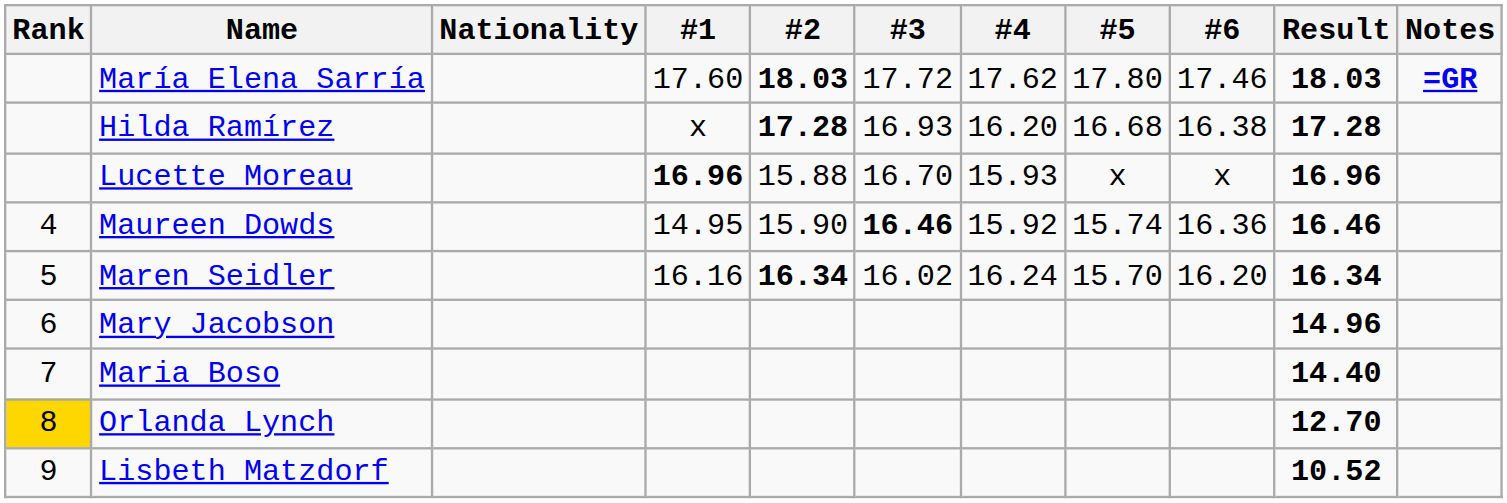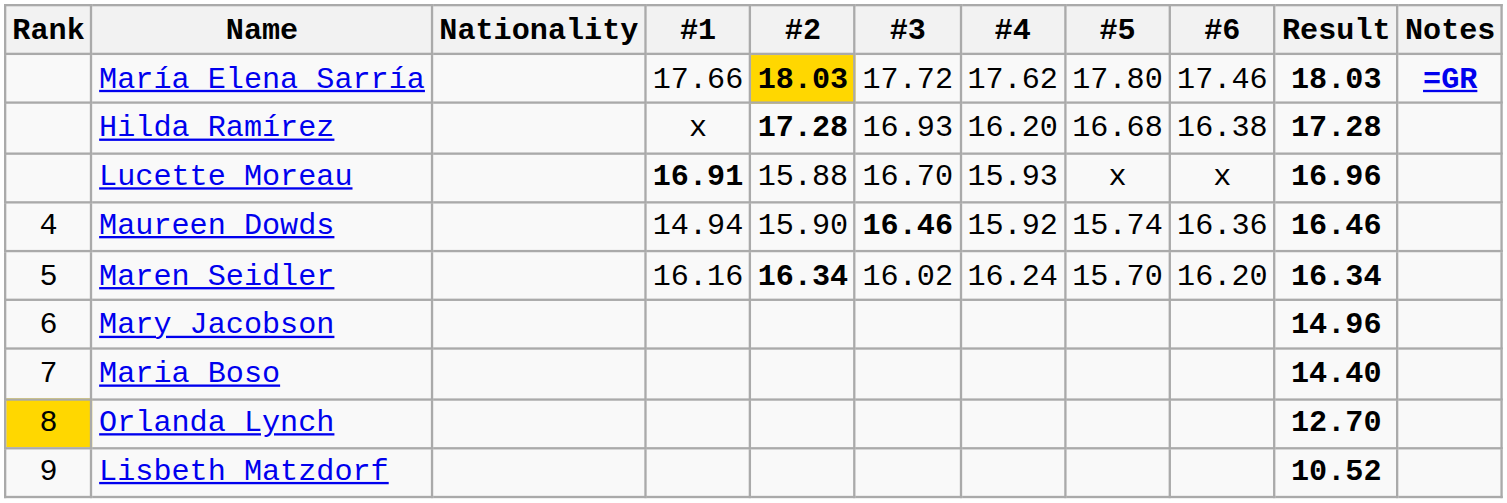(698, 79) 17.60 -> (698, 79) 17.66
(803, 79) no background -> (803, 79) gold background
(698, 177) 16.96 -> (698, 177) 16.91
(698, 226) 14.95 -> (698, 226) 14.94
